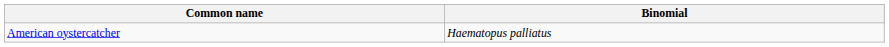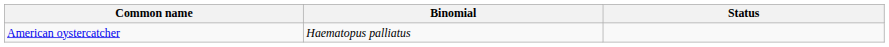+ column: (744, 13)
